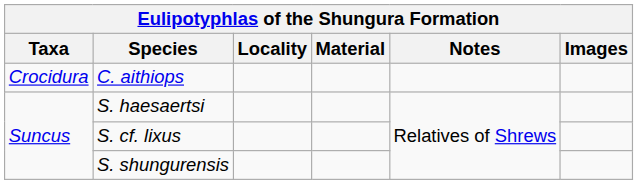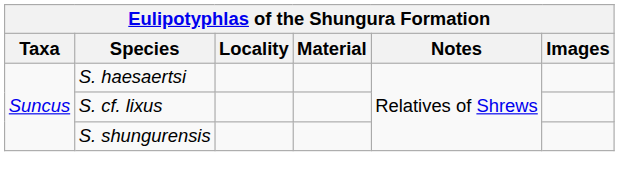- row: (141, 77)
